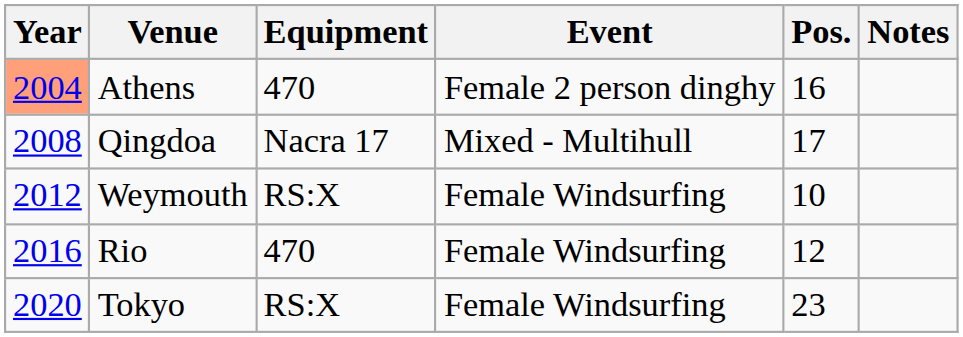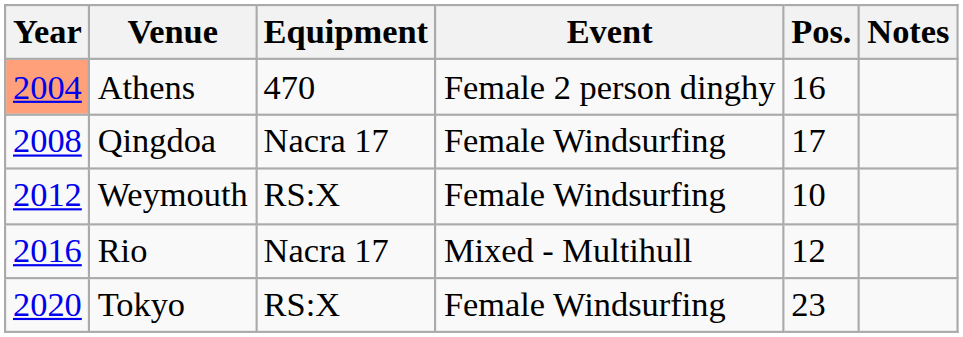(568, 140) Mixed - Multihull -> (585, 140) Female Windsurfing
(289, 250) 470 -> (326, 250) Nacra 17
(585, 250) Female Windsurfing -> (568, 250) Mixed - Multihull
